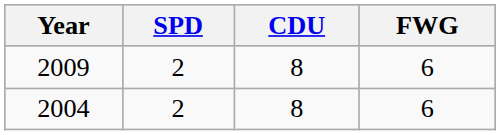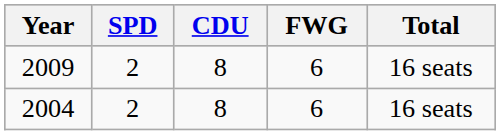+ column: (431, 25)
